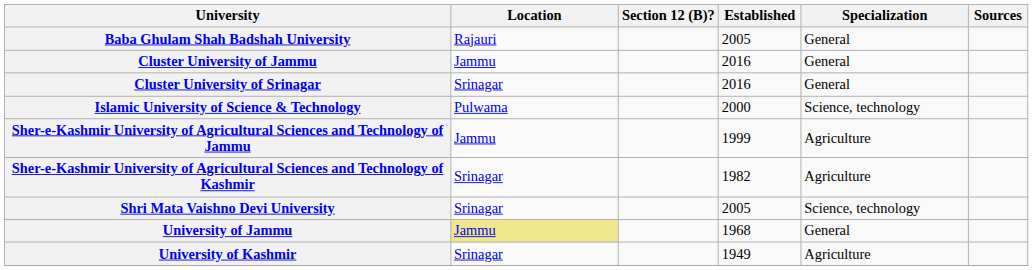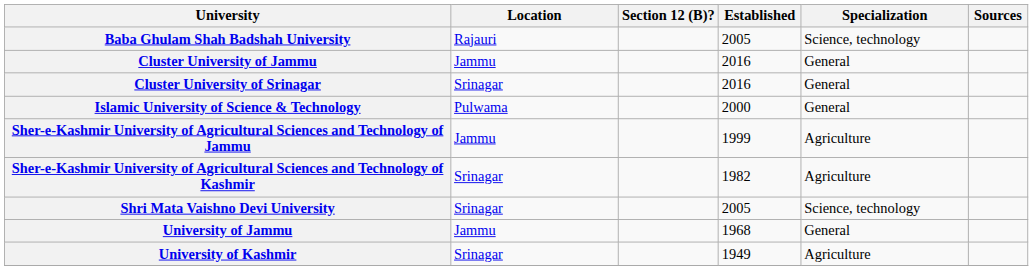(827, 38) General -> (862, 38) Science, technology
(862, 107) Science, technology -> (827, 107) General
(475, 231) khaki background -> (475, 231) no background
